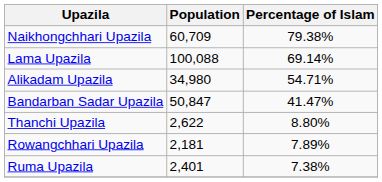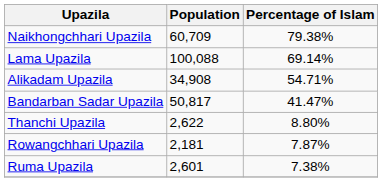(190, 79) 34,980 -> (190, 79) 34,908
(190, 101) 50,847 -> (190, 101) 50,817
(310, 144) 7.89% -> (310, 144) 7.87%
(187, 166) 2,401 -> (187, 166) 2,601
